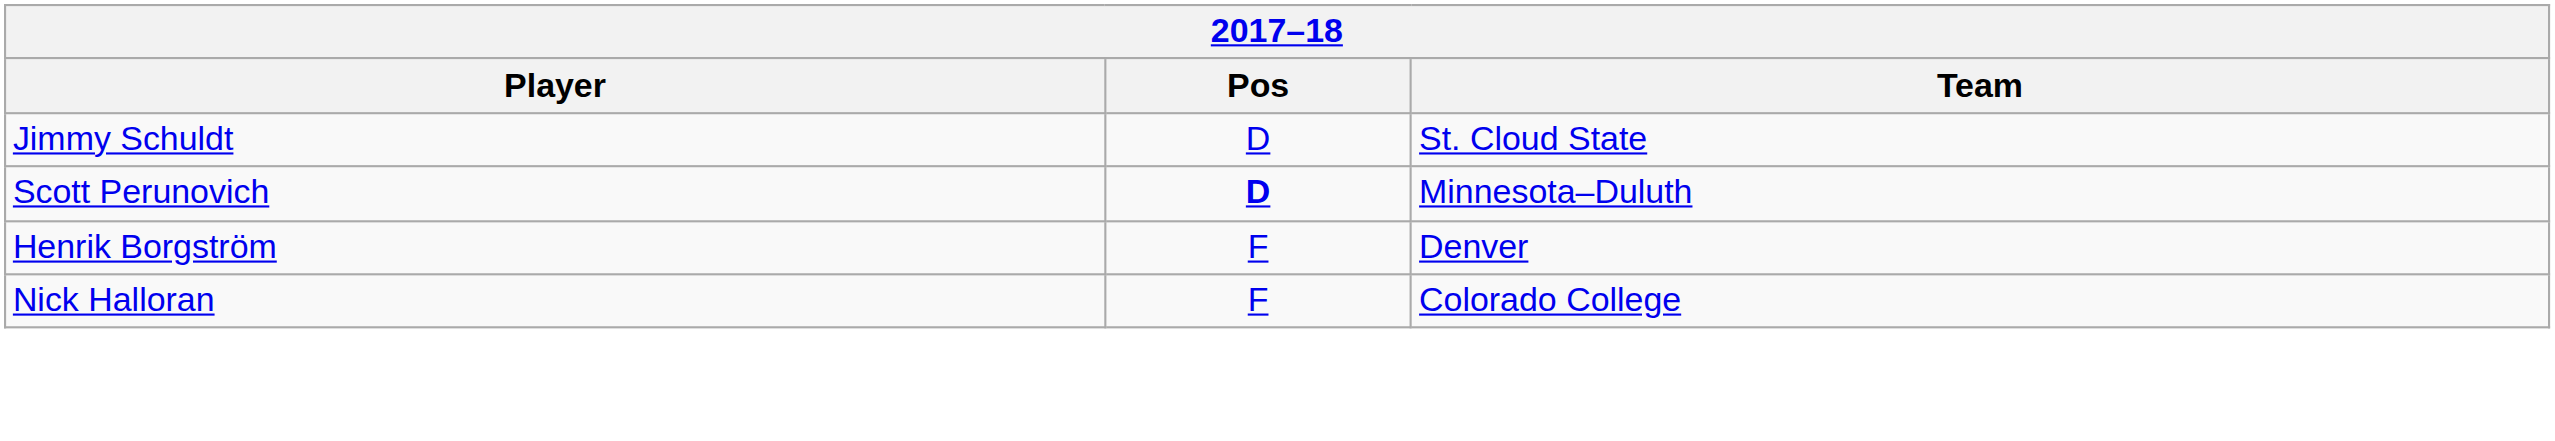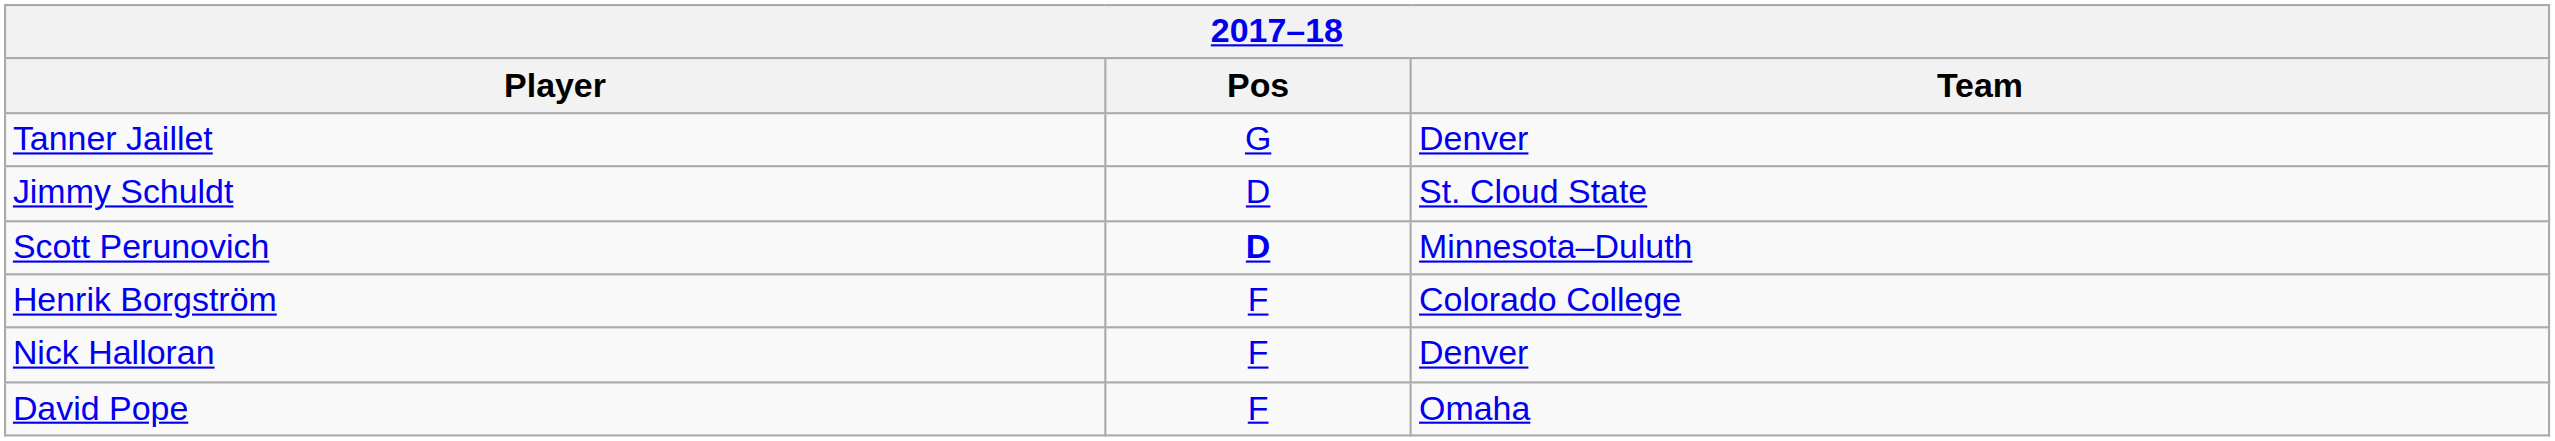+ row: (113, 138)
(1474, 246) Denver -> (1550, 300) Colorado College
(1550, 300) Colorado College -> (1474, 354) Denver
+ row: (101, 407)
